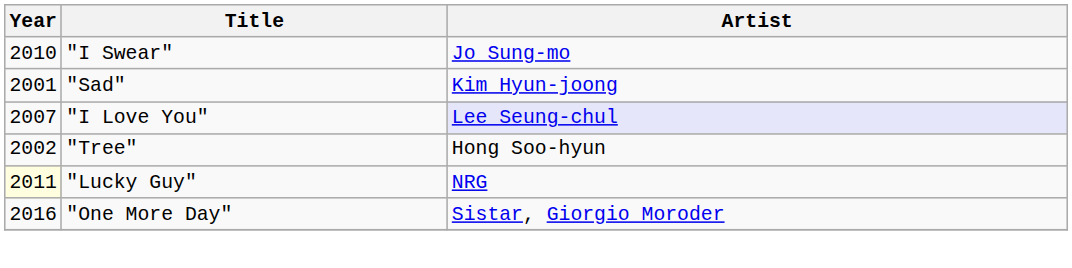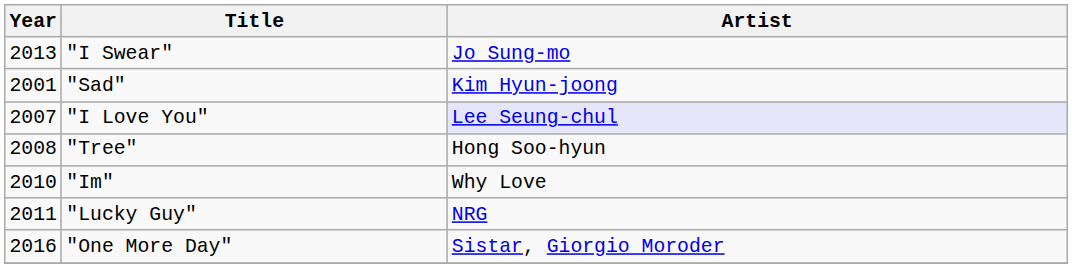(33, 53) 2010 -> (33, 53) 2013
(33, 150) 2002 -> (33, 150) 2008
+ row: (90, 182)
(33, 182) lightyellow background -> (33, 214) no background
